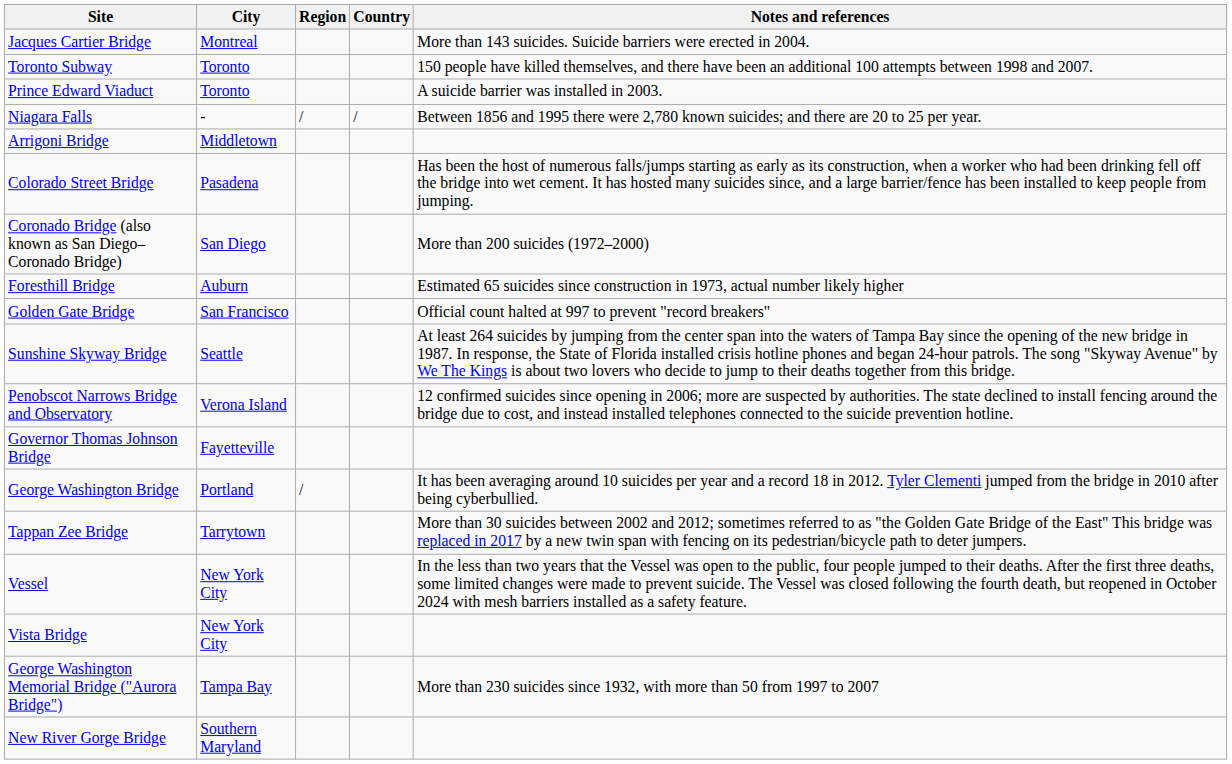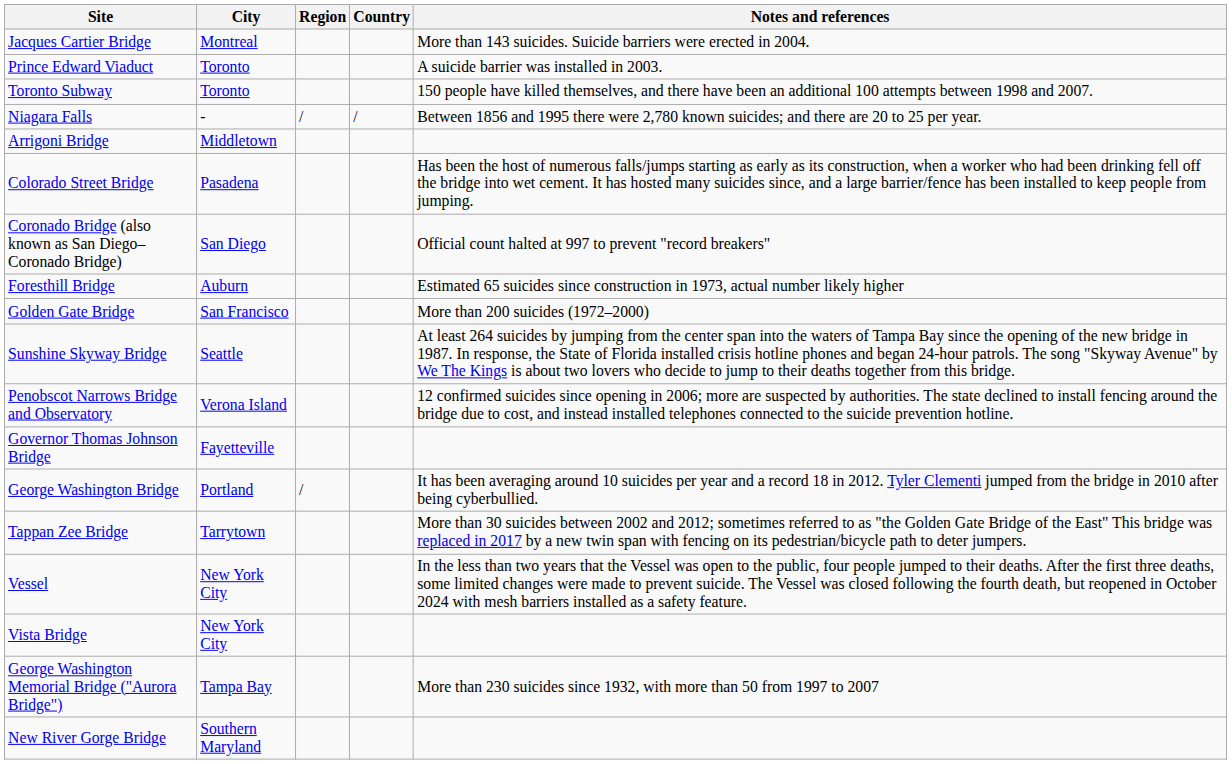rows swapped: (81, 91) <-> (60, 66)
(533, 243) More than 200 suicides (1972–2000) -> (594, 243) Official count halted at 997 to prevent "record breakers"
(594, 311) Official count halted at 997 to prevent "record breakers" -> (533, 311) More than 200 suicides (1972–2000)
